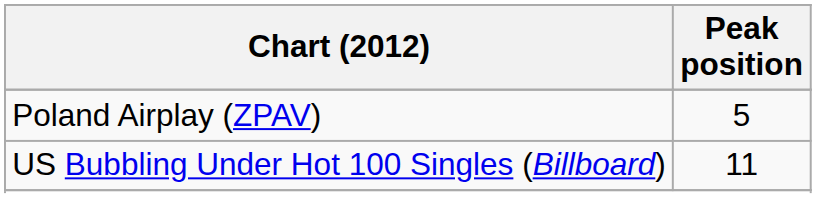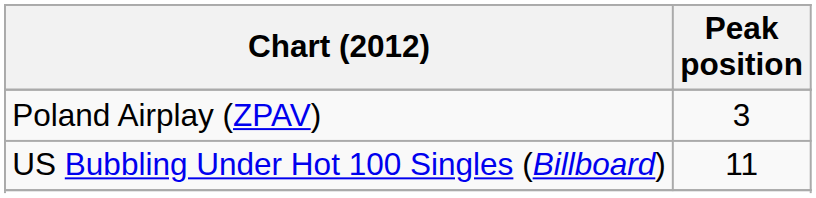(742, 114) 5 -> (742, 114) 3
